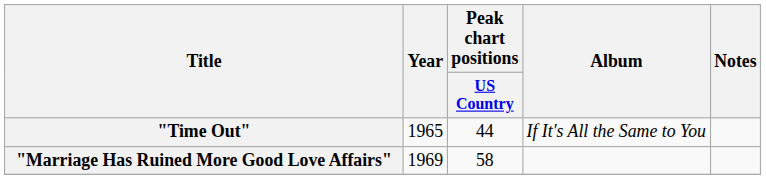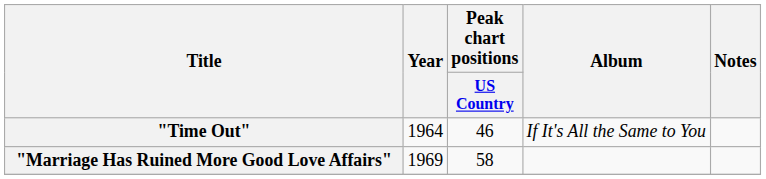(425, 131) 1965 -> (425, 131) 1964
(485, 131) 44 -> (485, 131) 46
